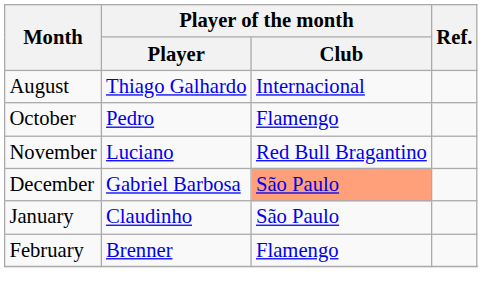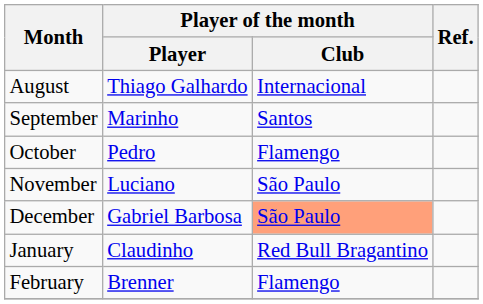+ row: (54, 119)
(341, 151) Red Bull Bragantino -> (299, 184) São Paulo
(298, 217) São Paulo -> (343, 250) Red Bull Bragantino
